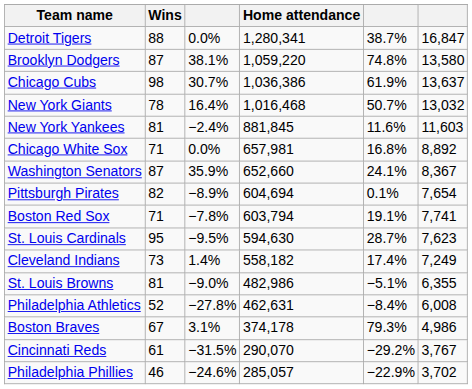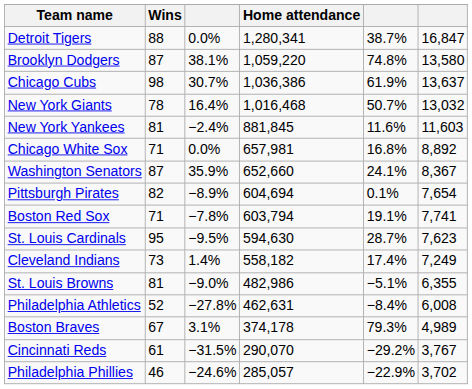(439, 328) 4,986 -> (439, 328) 4,989
